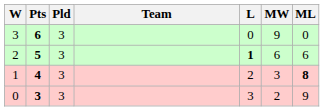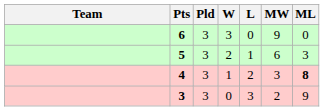columns swapped: (157, 14) <-> (15, 14)
(251, 55) bold -> (251, 55) normal
(306, 55) 6 -> (306, 55) 3
